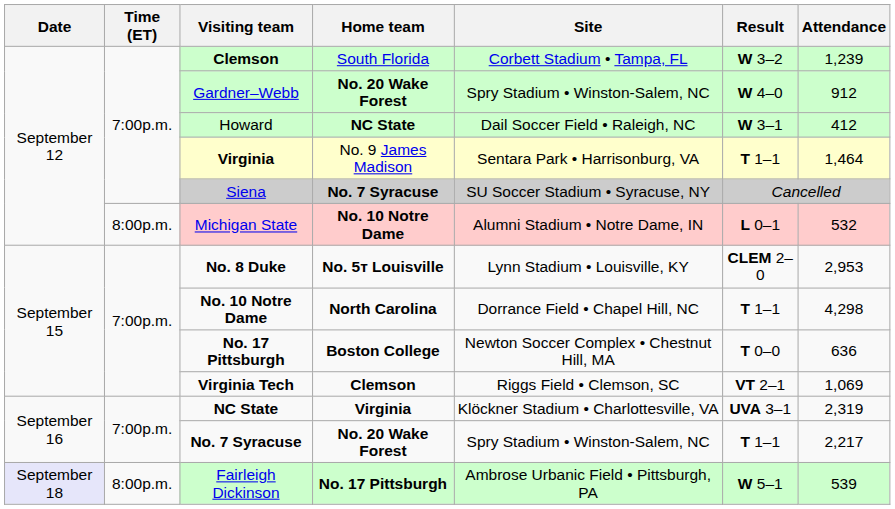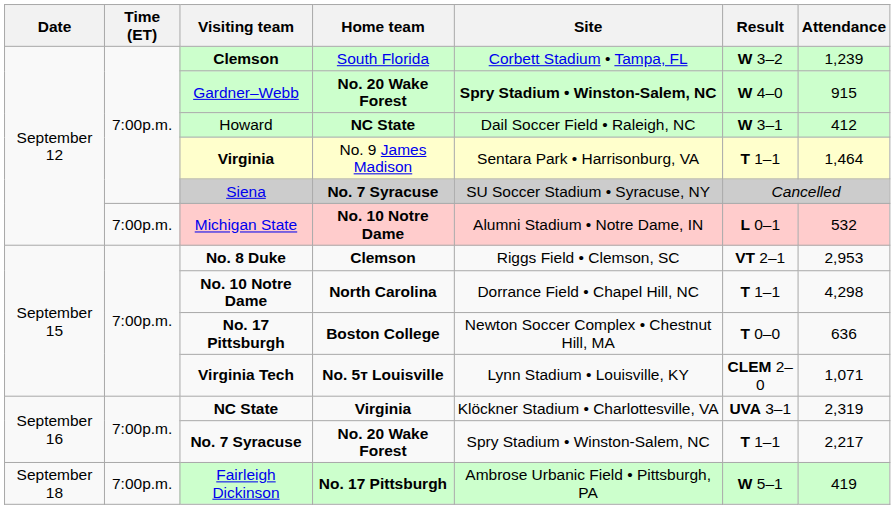(588, 92) normal -> (588, 92) bold
(844, 92) 912 -> (844, 92) 915
(142, 225) 8:00p.m. -> (142, 225) 7:00p.m.
(383, 267) No. 5т Louisville -> (383, 258) Clemson
(588, 267) Lynn Stadium • Louisville, KY -> (588, 258) Riggs Field • Clemson, SC
(760, 267) CLEM 2–0 -> (760, 258) VT 2–1
(383, 384) Clemson -> (383, 375) No. 5т Louisville
(588, 384) Riggs Field • Clemson, SC -> (588, 375) Lynn Stadium • Louisville, KY
(760, 384) VT 2–1 -> (760, 375) CLEM 2–0
(844, 384) 1,069 -> (844, 375) 1,071
(54, 483) lavender background -> (54, 483) no background
(142, 483) 8:00p.m. -> (142, 483) 7:00p.m.
(844, 483) 539 -> (844, 483) 419
